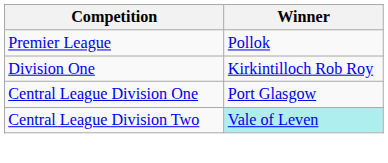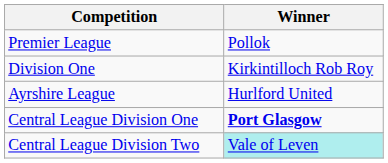+ row: (62, 94)
(272, 94) normal -> (275, 119) bold
